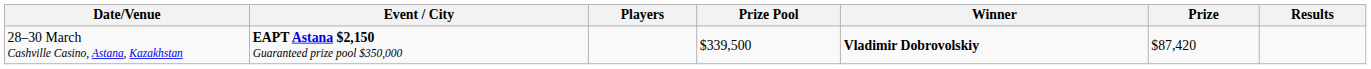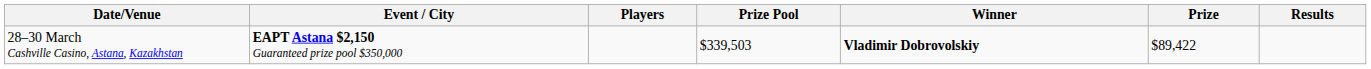(726, 44) $339,500 -> (726, 44) $339,503
(1174, 44) $87,420 -> (1174, 44) $89,422
